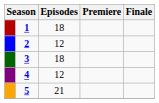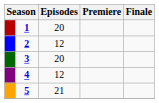(59, 28) 18 -> (59, 28) 20
(59, 59) 18 -> (59, 59) 20
